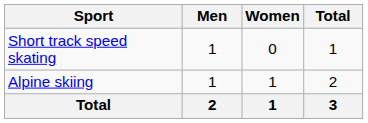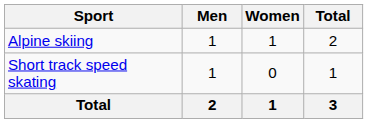rows swapped: (51, 81) <-> (68, 49)
